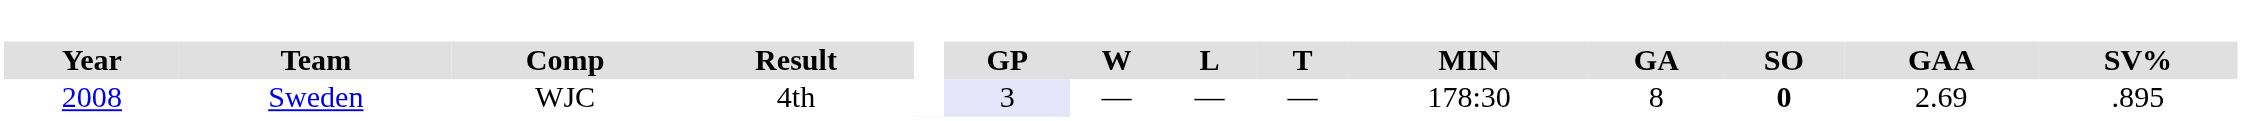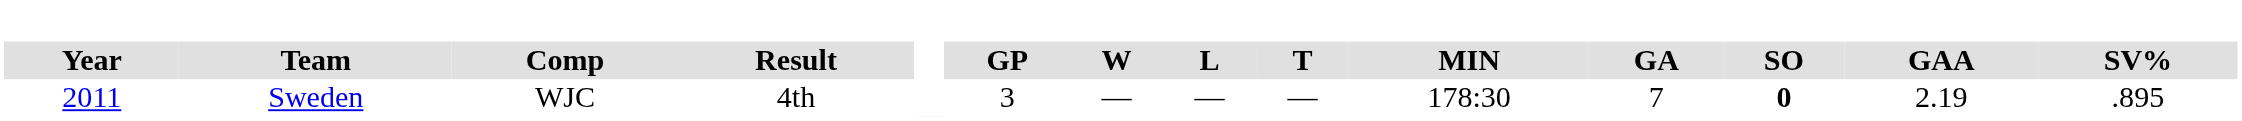(92, 97) 2008 -> (92, 97) 2011
(1007, 97) lavender background -> (1007, 97) no background
(1656, 97) 8 -> (1656, 97) 7
(1941, 97) 2.69 -> (1941, 97) 2.19
